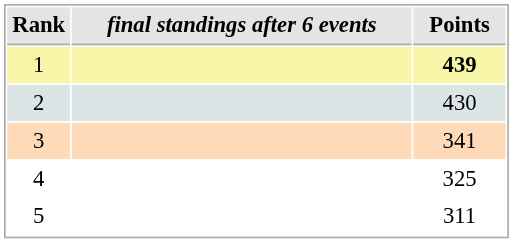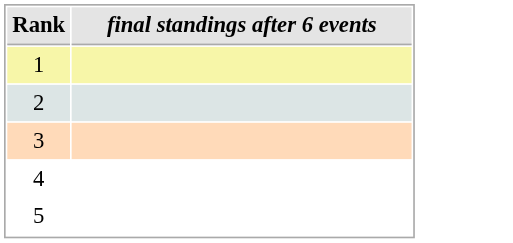- column: (460, 25)
